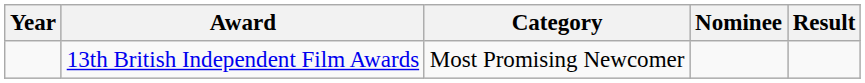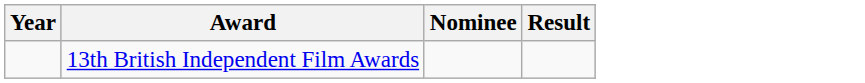- column: (557, 22)
